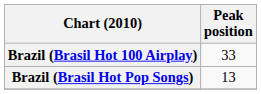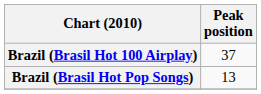(228, 54) 33 -> (228, 54) 37
